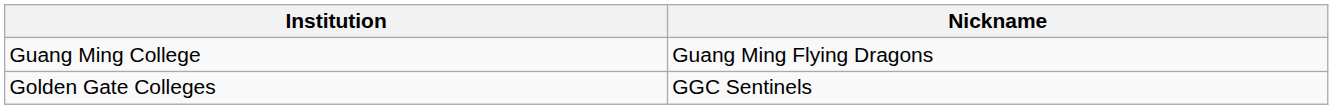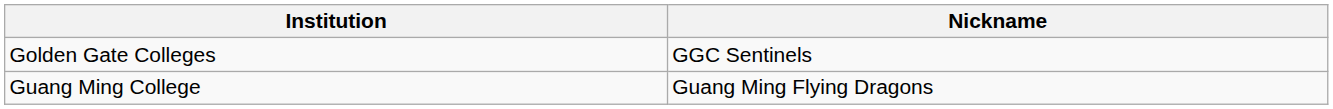rows swapped: (113, 87) <-> (105, 54)
